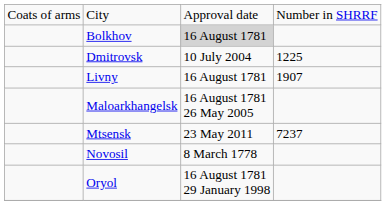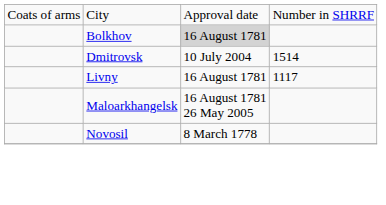(289, 56) 1225 -> (286, 56) 1514
(289, 77) 1907 -> (285, 77) 1117
- row: (109, 133)
- row: (102, 182)
